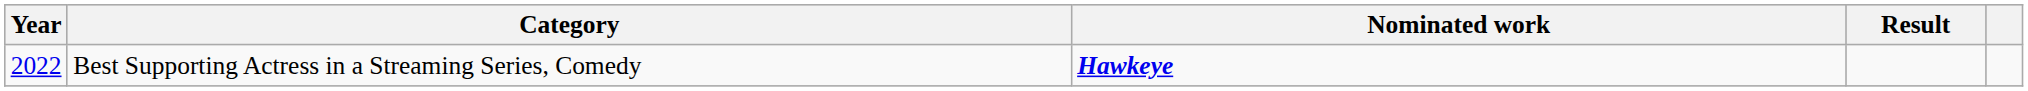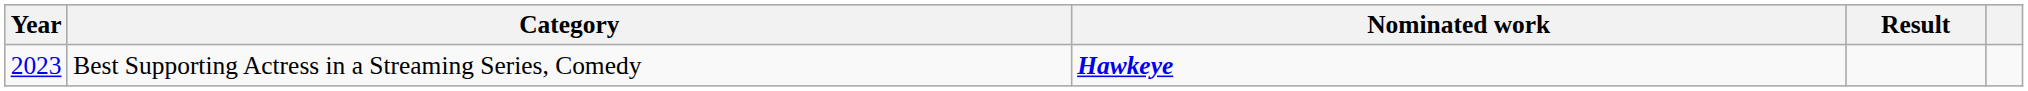(36, 65) 2022 -> (36, 65) 2023
